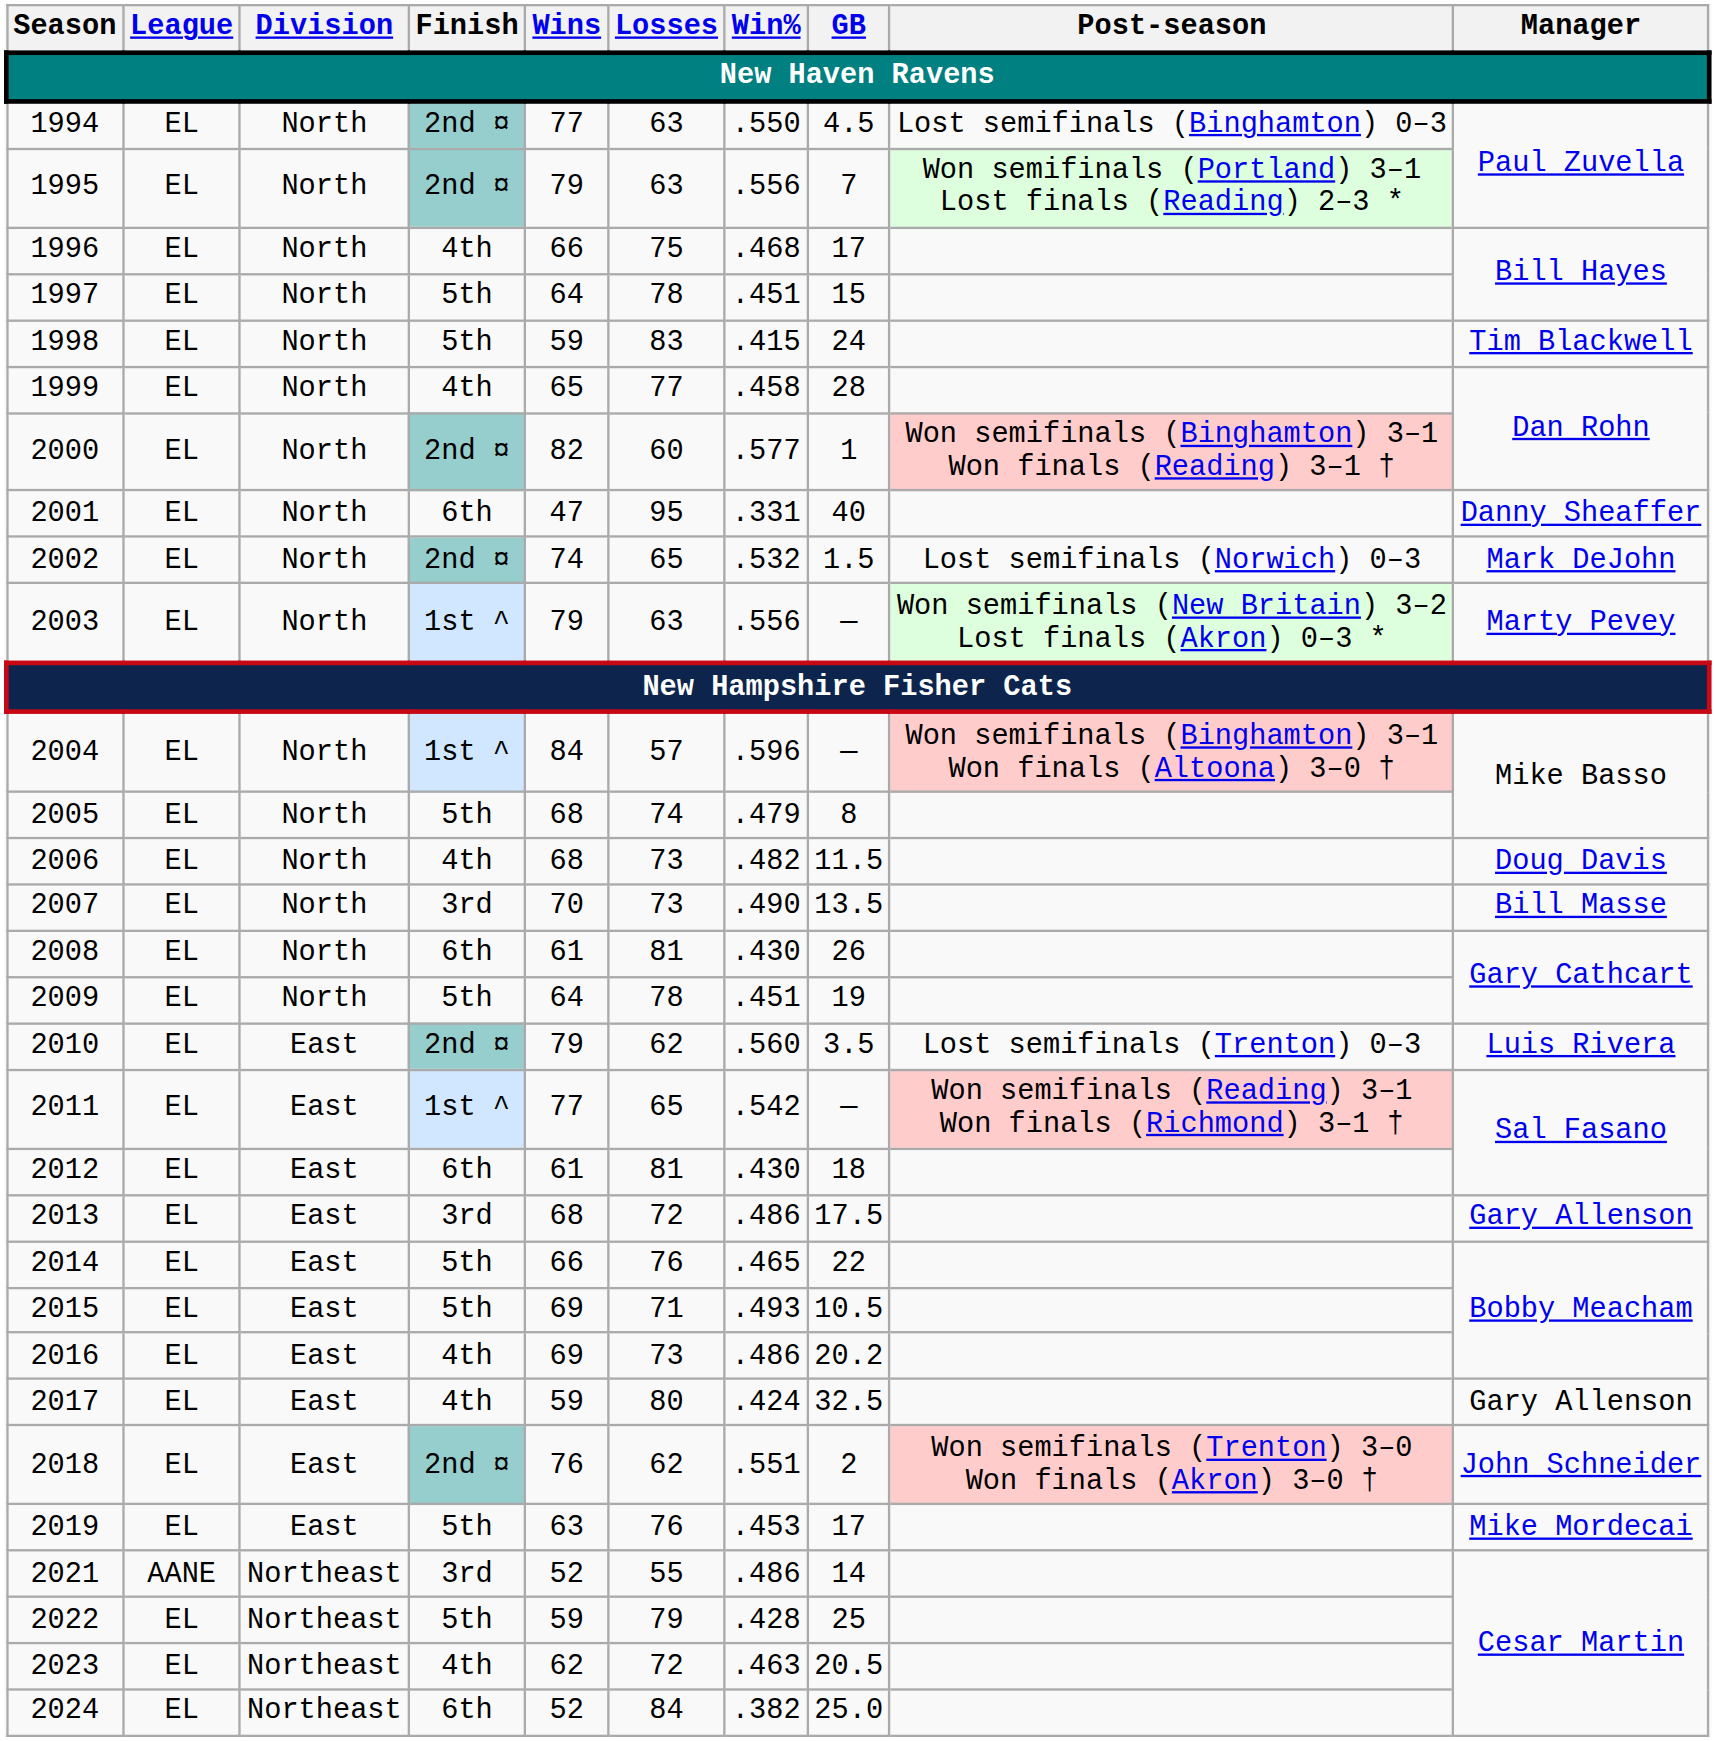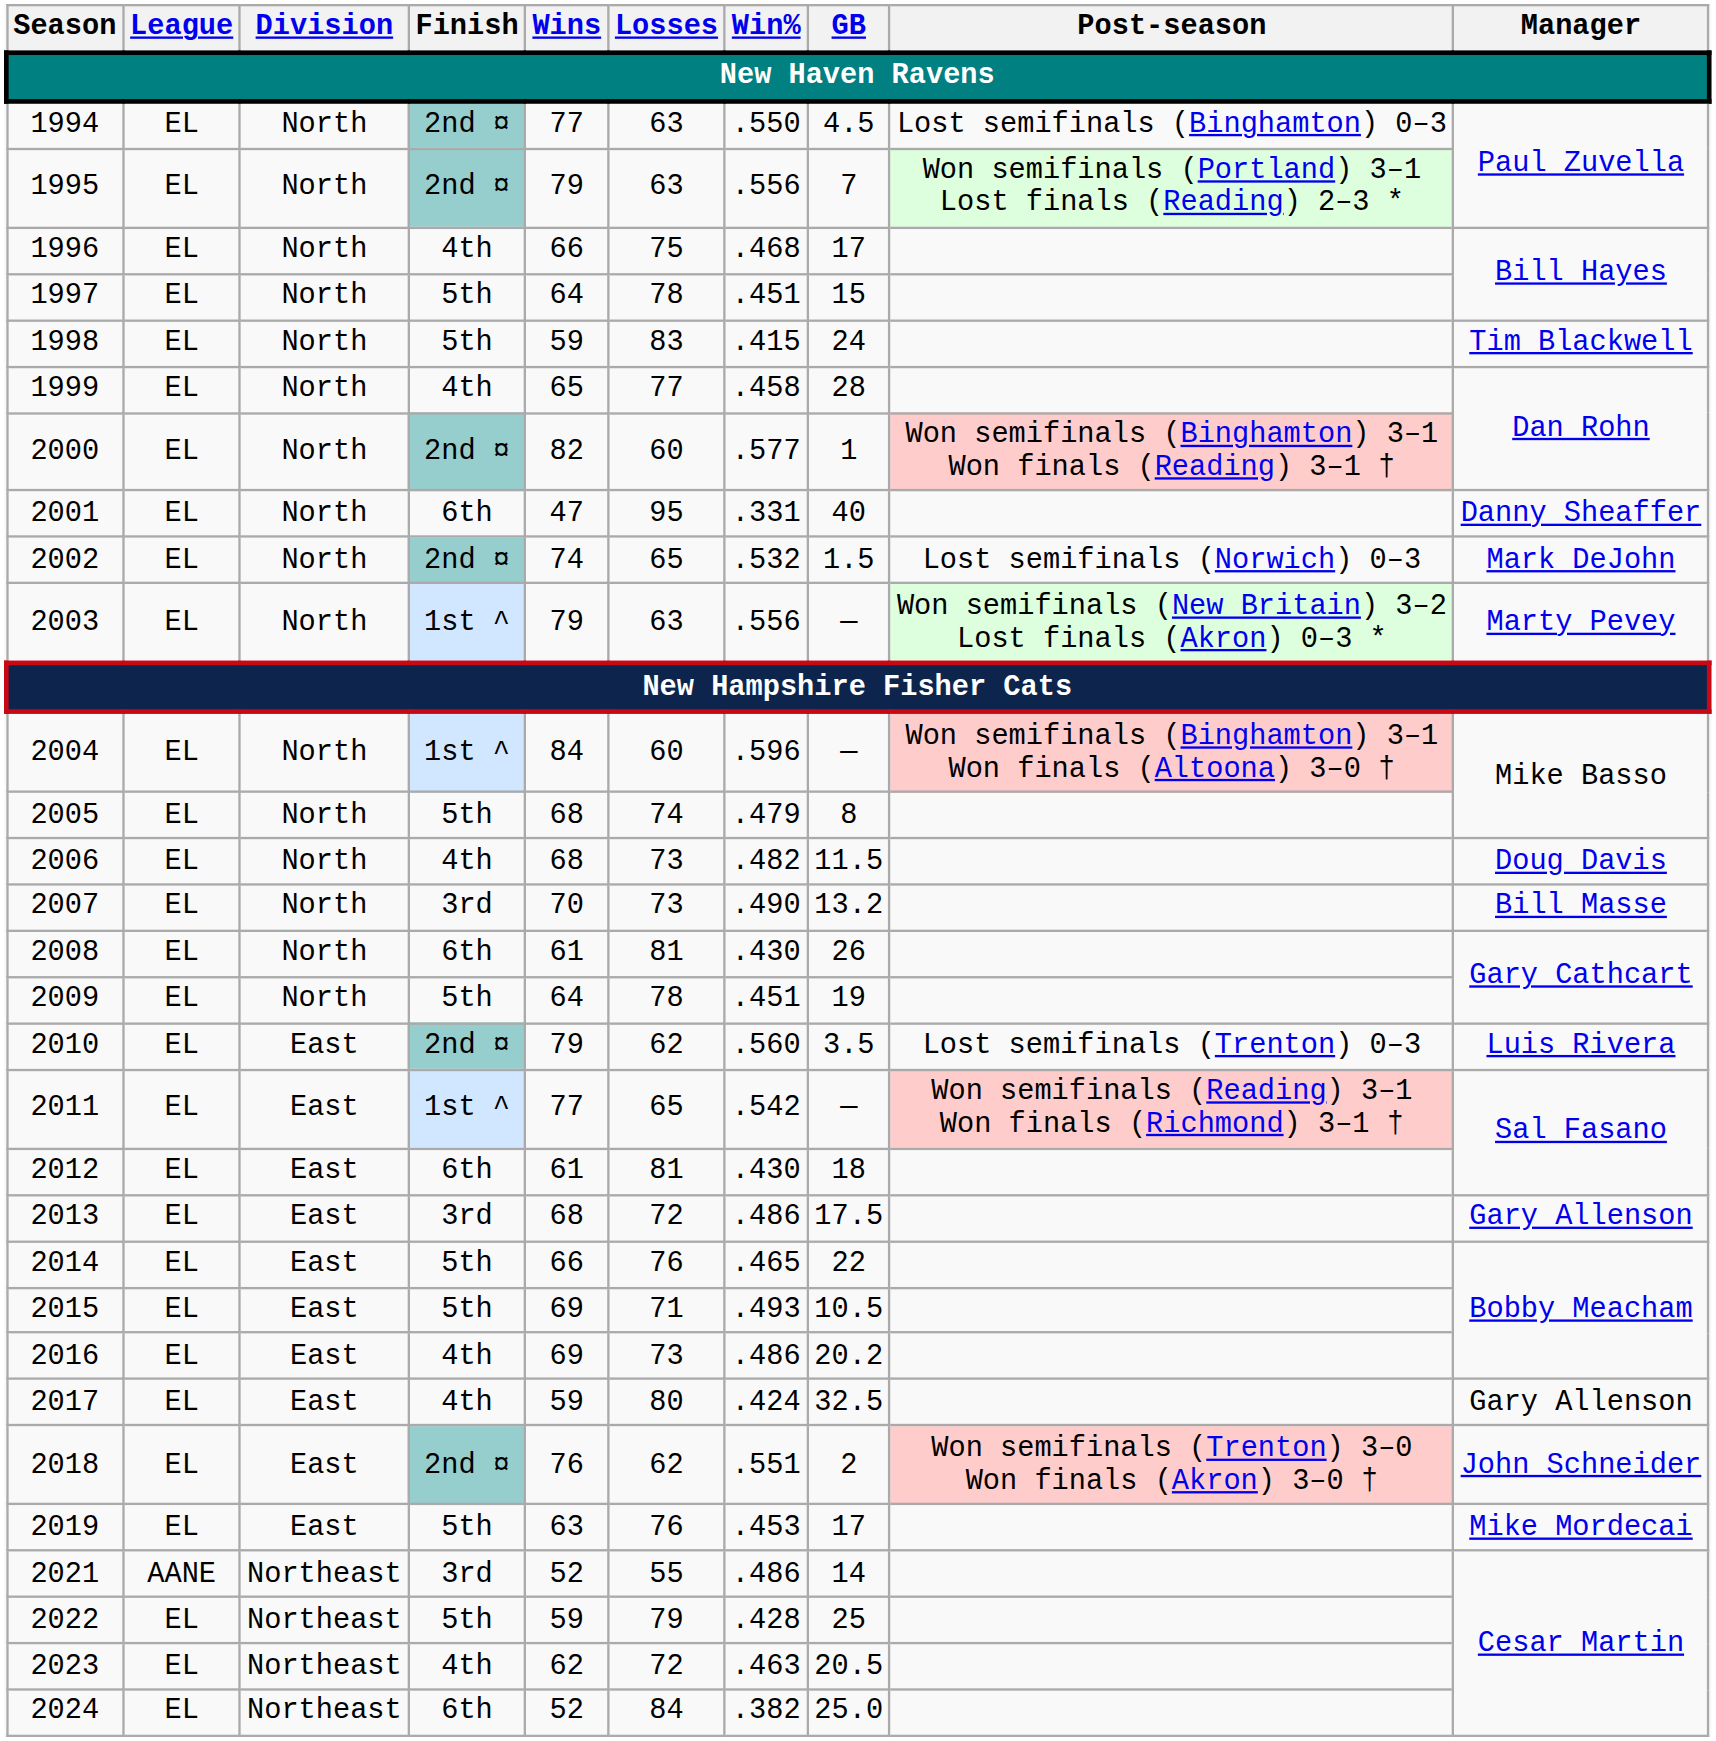(666, 753) 57 -> (666, 753) 60
(849, 908) 13.5 -> (849, 908) 13.2
